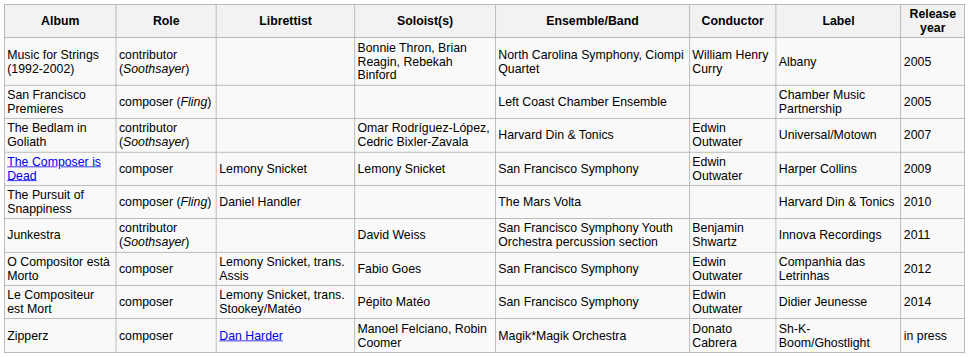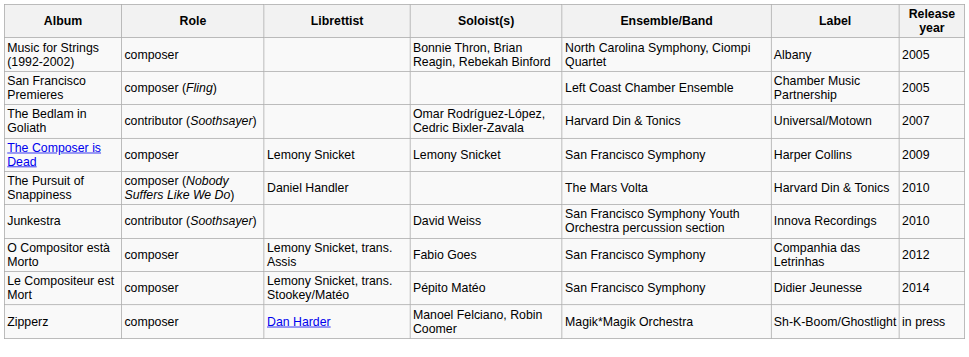- column: (733, 21)
(154, 61) contributor (Soothsayer) -> (152, 54) composer
(165, 202) composer (Fling) -> (179, 188) composer (Nobody Suffers Like We Do)
(917, 235) 2011 -> (916, 221) 2010
